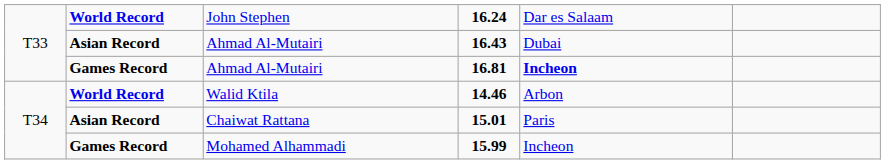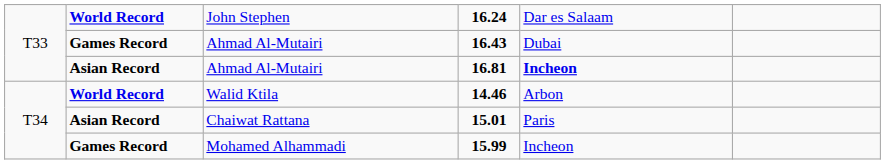(115, 43) Asian Record -> (118, 43) Games Record
(118, 69) Games Record -> (115, 69) Asian Record
